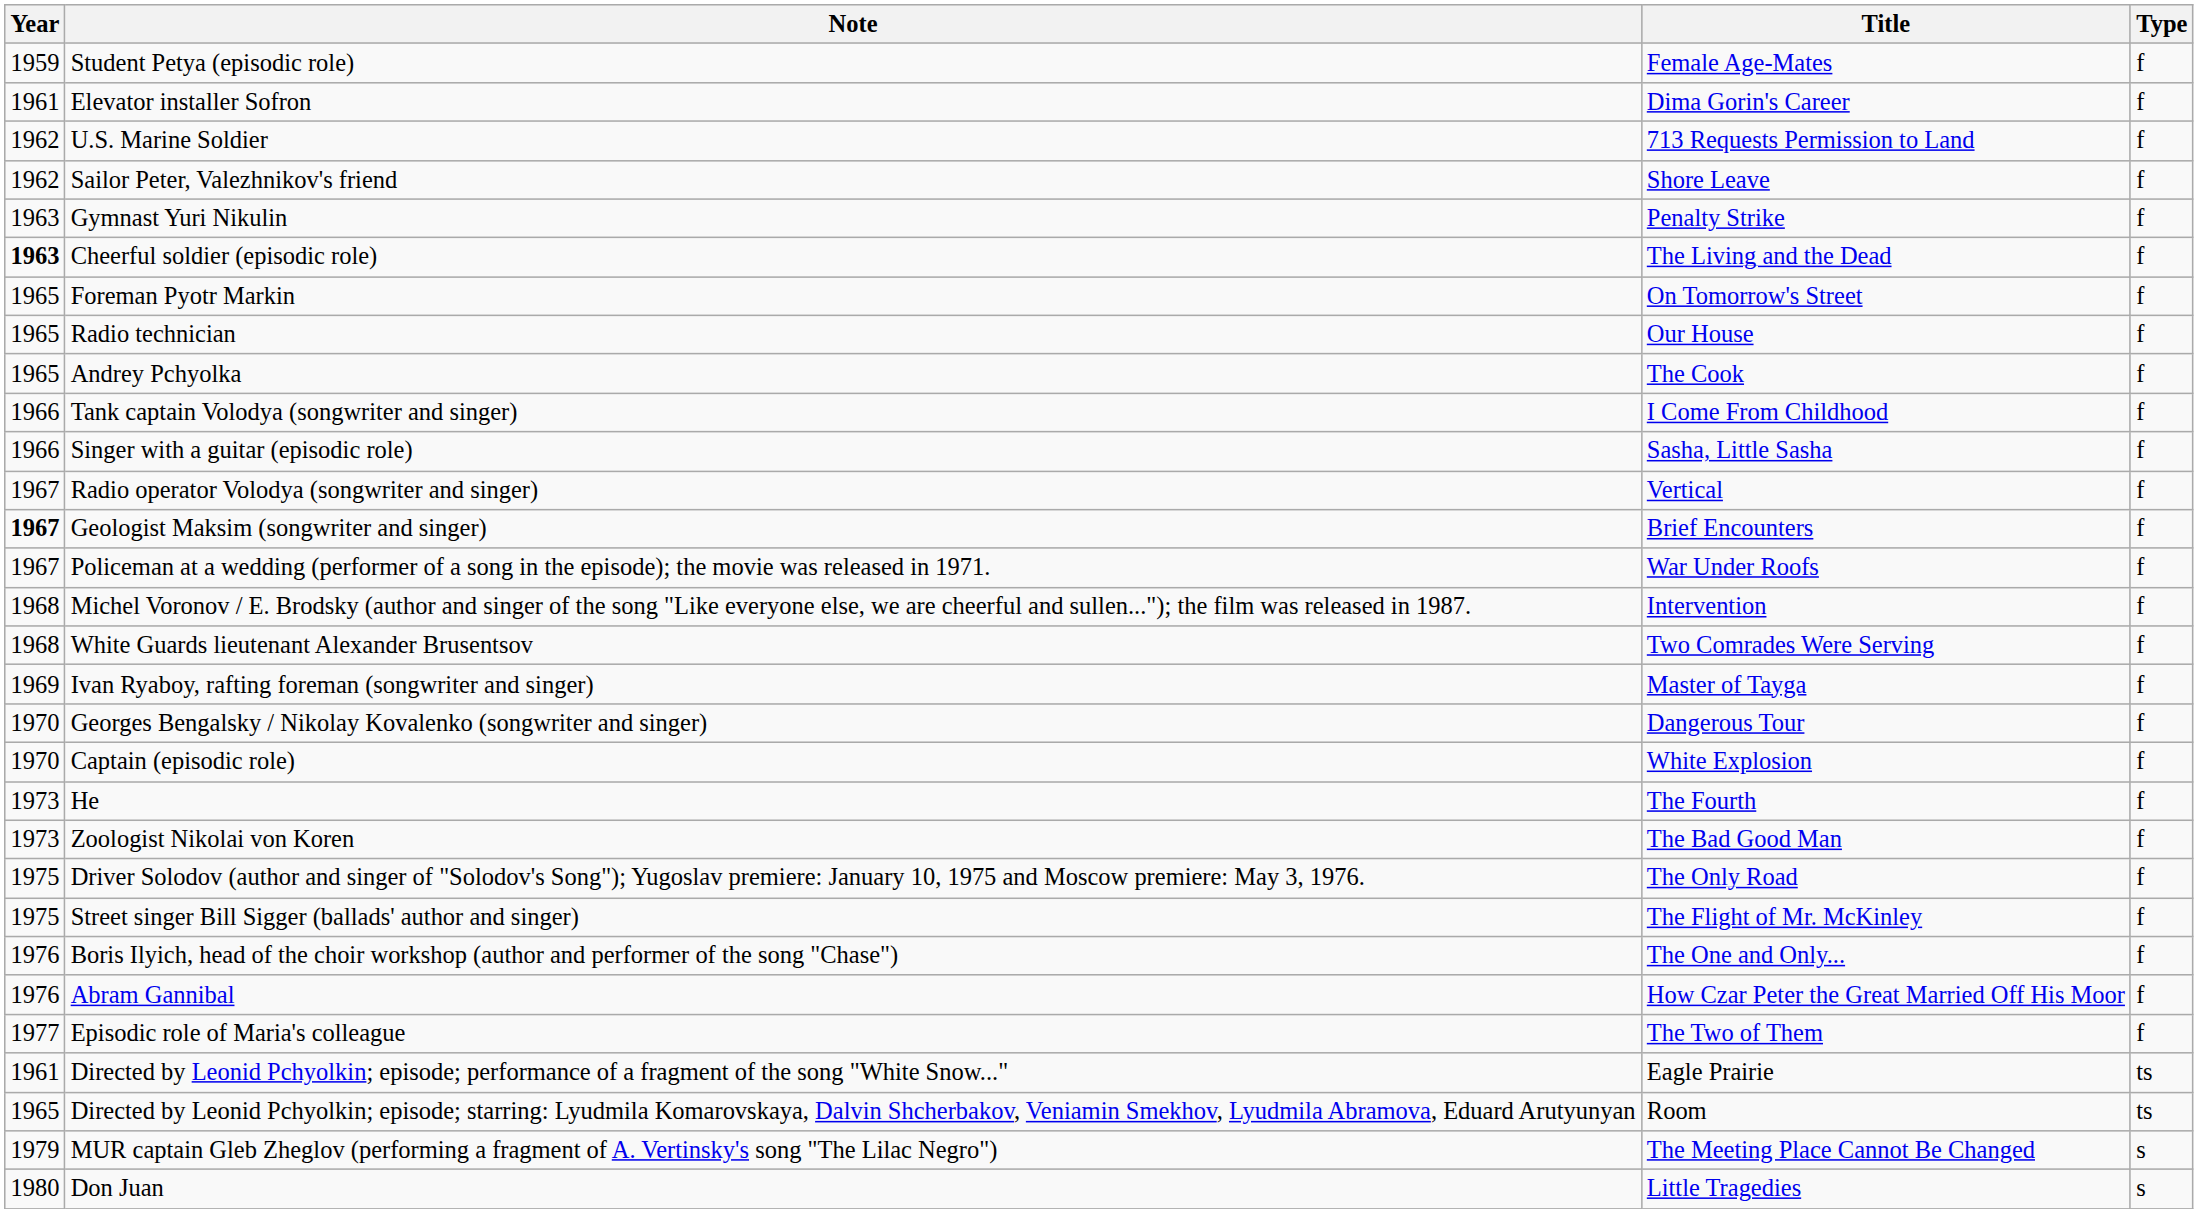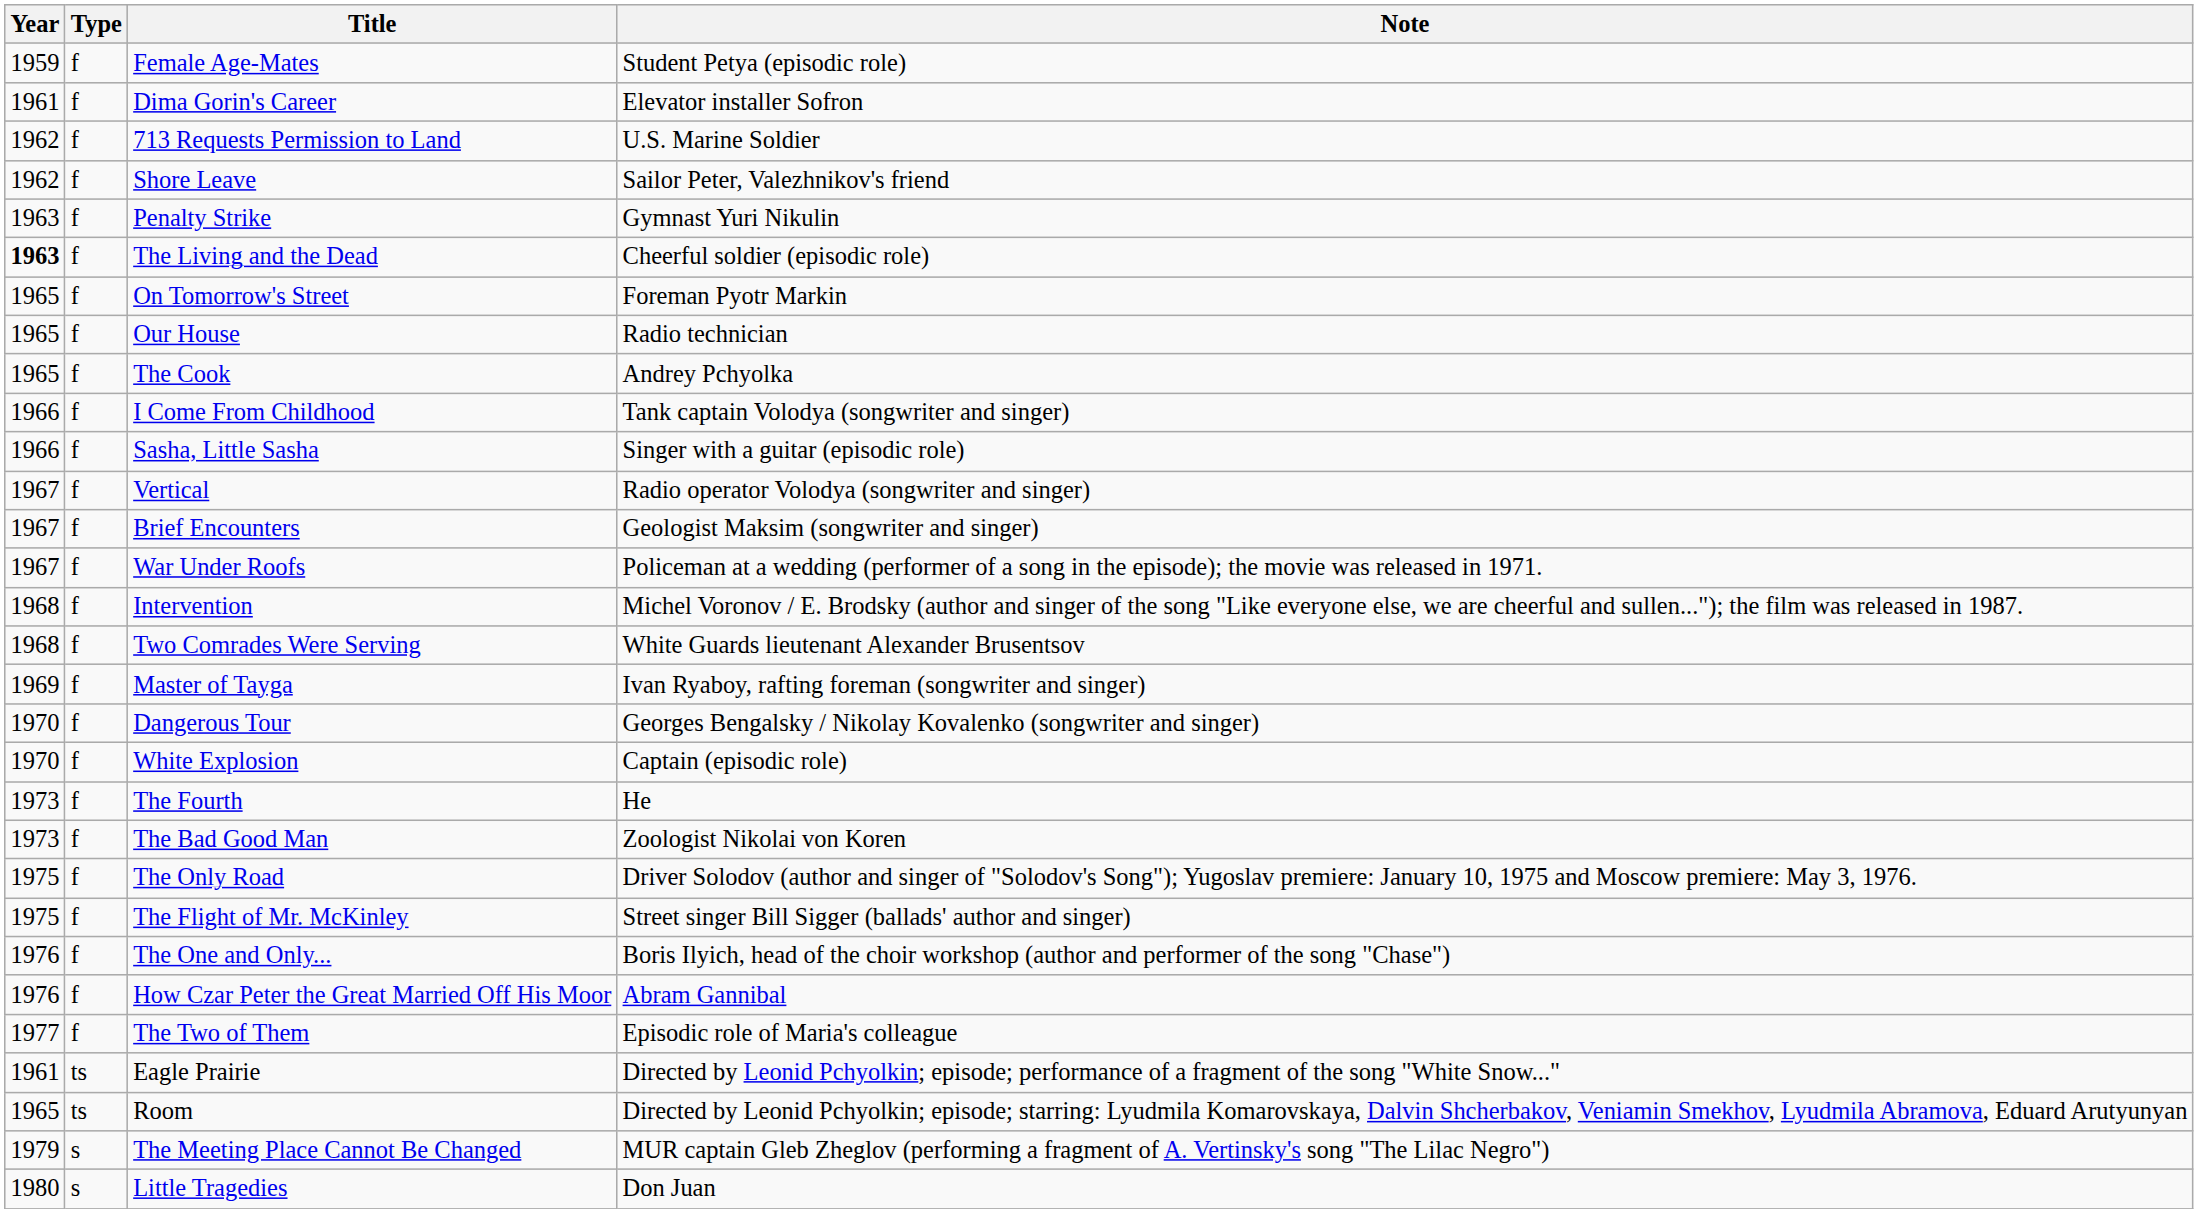columns swapped: (2162, 23) <-> (853, 23)
(35, 528) bold -> (35, 528) normal
